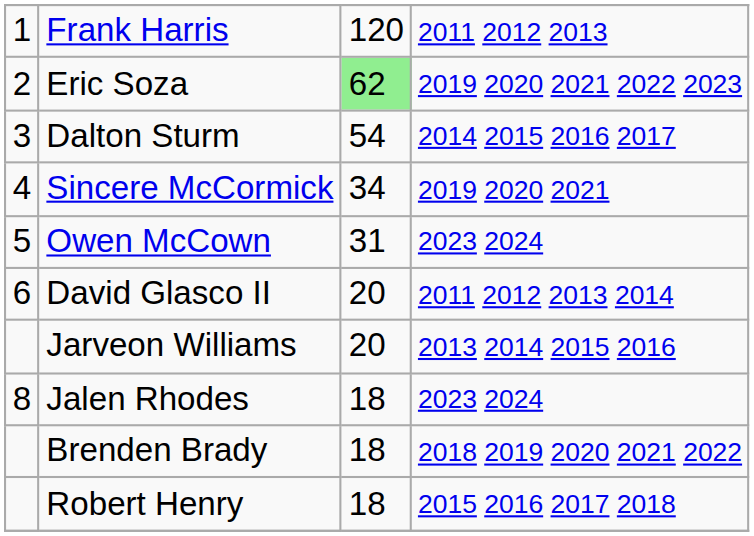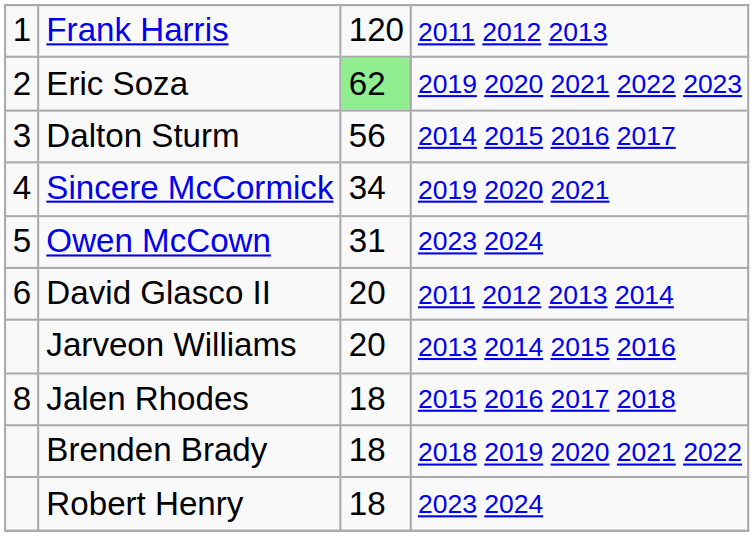(367, 135) 54 -> (367, 135) 56
(481, 399) 2023 2024 -> (547, 399) 2015 2016 2017 2018
(547, 504) 2015 2016 2017 2018 -> (481, 504) 2023 2024
